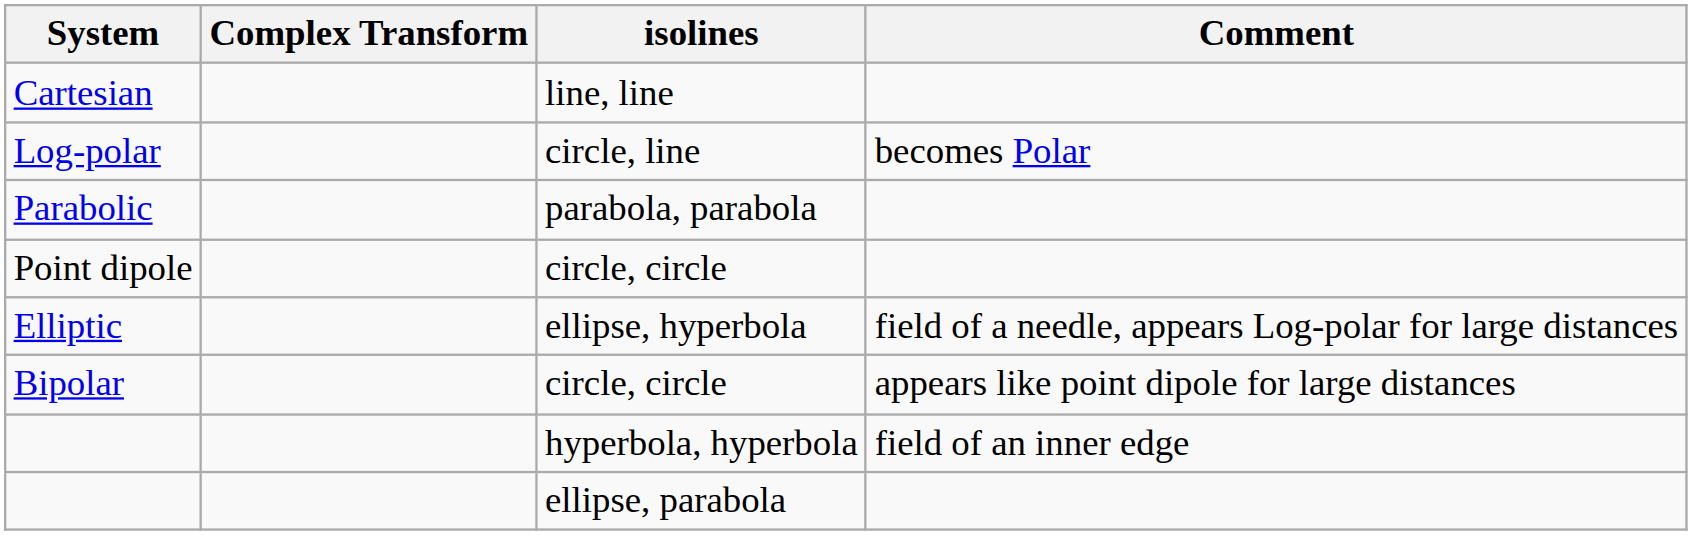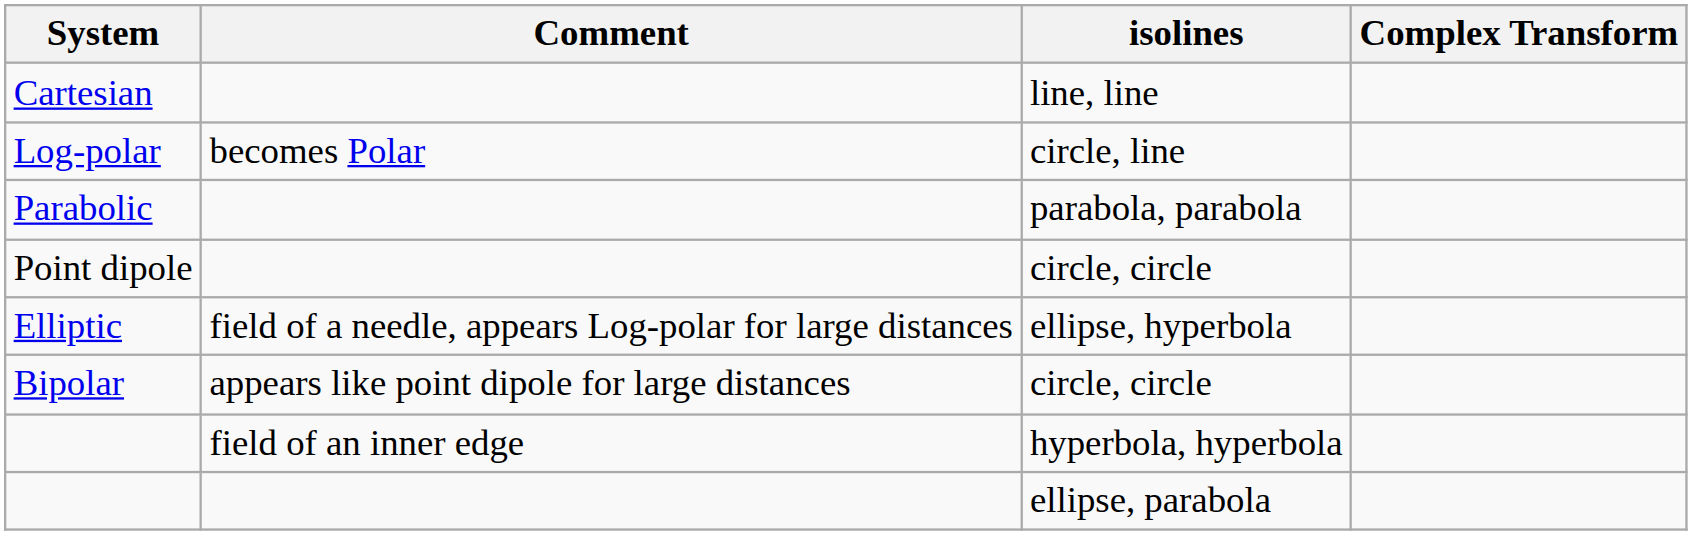columns swapped: (369, 33) <-> (1276, 33)
